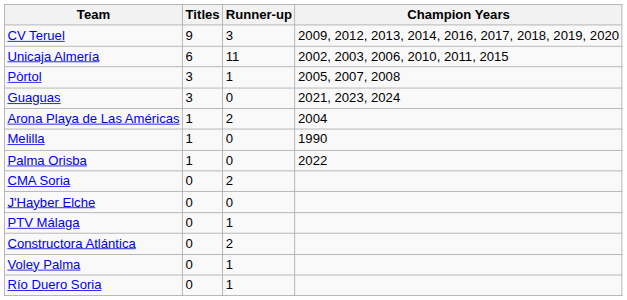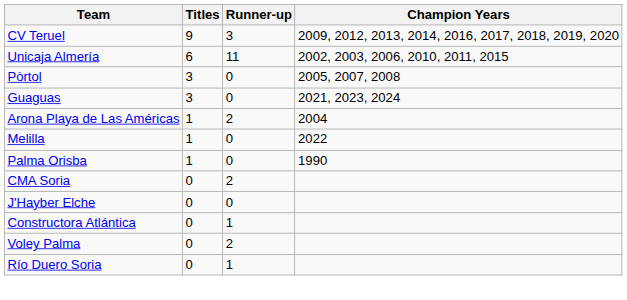(229, 77) 1 -> (229, 77) 0
(313, 139) 1990 -> (313, 139) 2022
(313, 160) 2022 -> (313, 160) 1990
- row: (44, 222)
(229, 243) 2 -> (229, 222) 1
(229, 264) 1 -> (229, 243) 2
